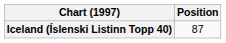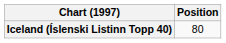(198, 29) 87 -> (198, 29) 80
